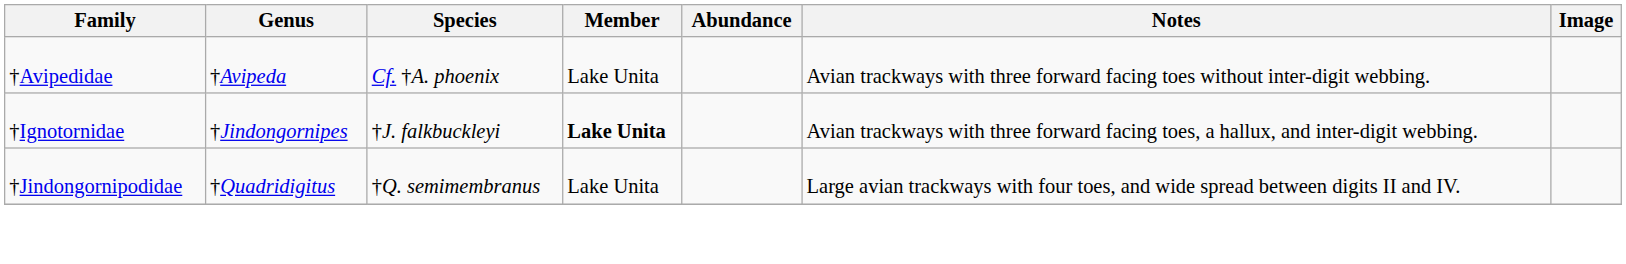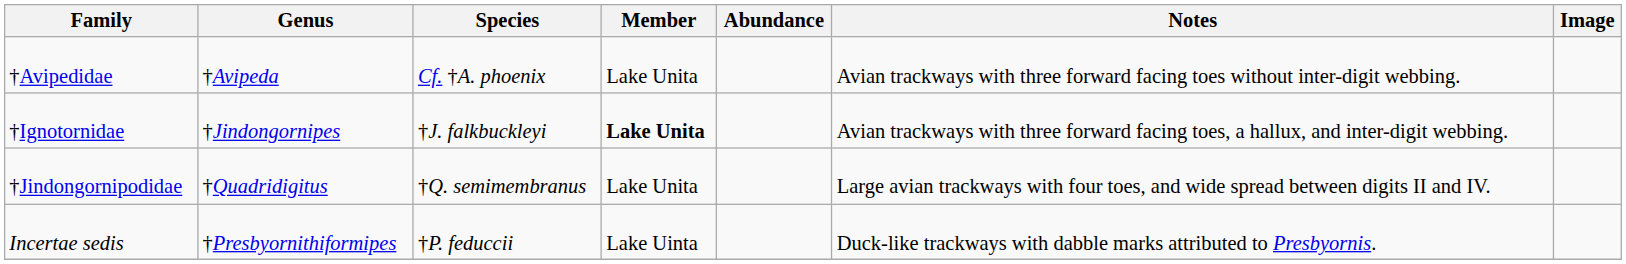+ row: (67, 242)
